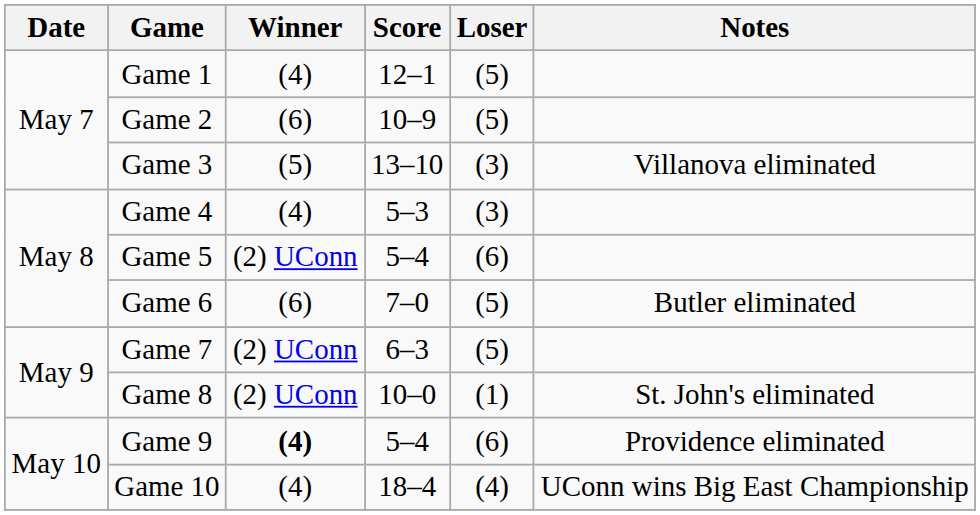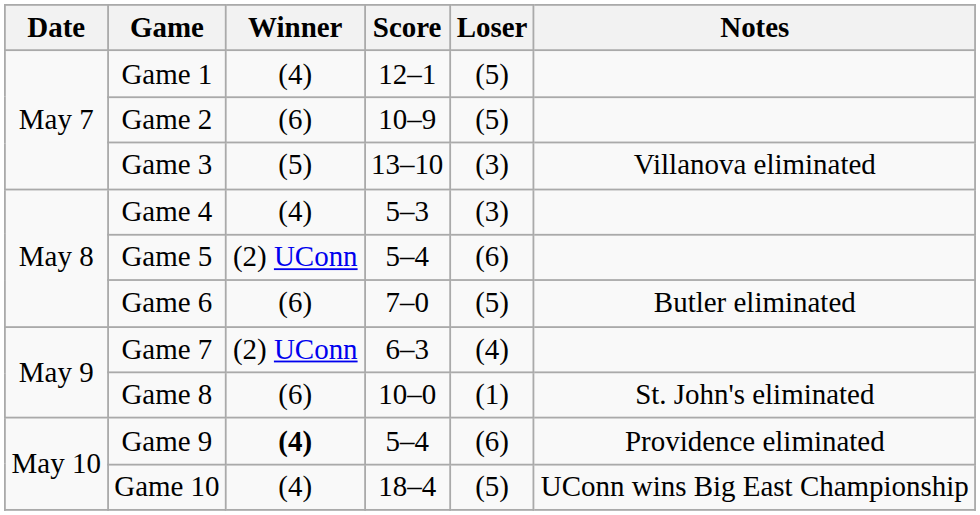(492, 348) (5) -> (492, 348) (4)
(295, 394) (2) UConn -> (295, 394) (6)
(492, 486) (4) -> (492, 486) (5)
